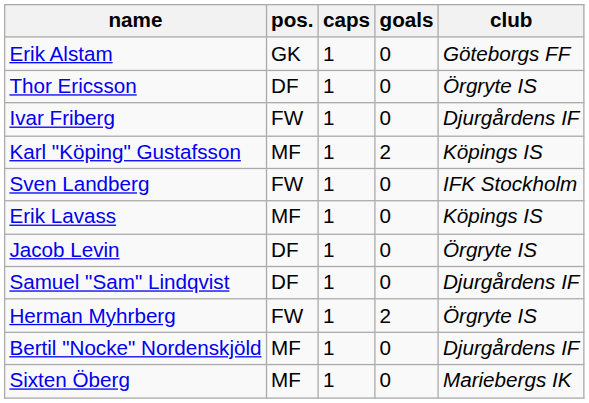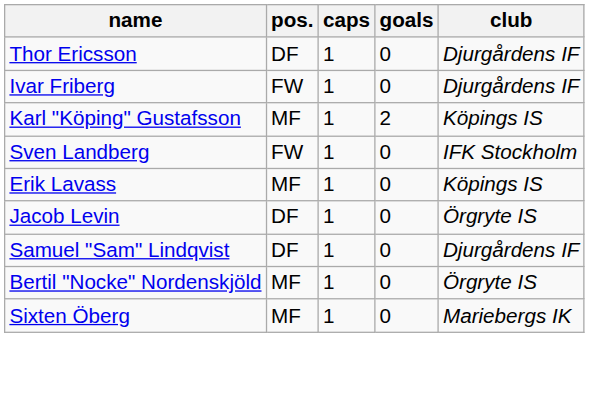- row: (61, 53)
(490, 86) Örgryte IS -> (511, 53) Djurgårdens IF
- row: (93, 315)
(511, 348) Djurgårdens IF -> (490, 282) Örgryte IS
